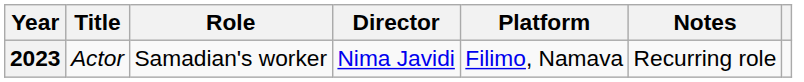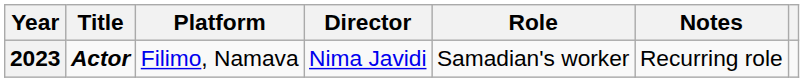columns swapped: (231, 22) <-> (544, 22)
(97, 58) normal -> (101, 58) bold
